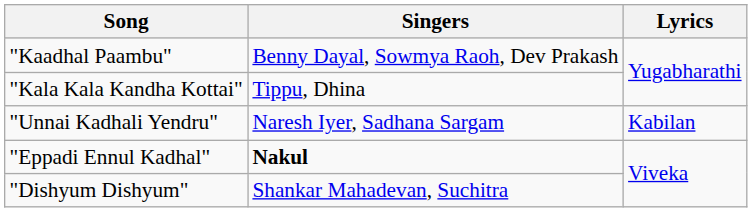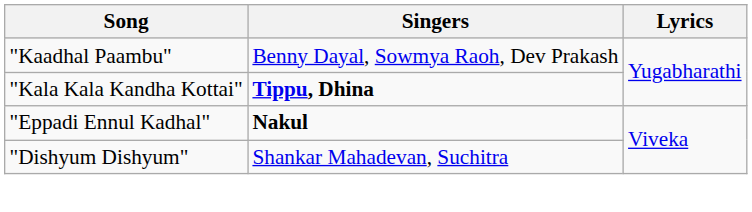(309, 88) normal -> (313, 88) bold
- row: (114, 122)
